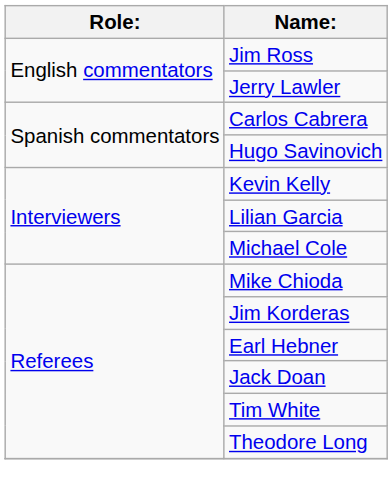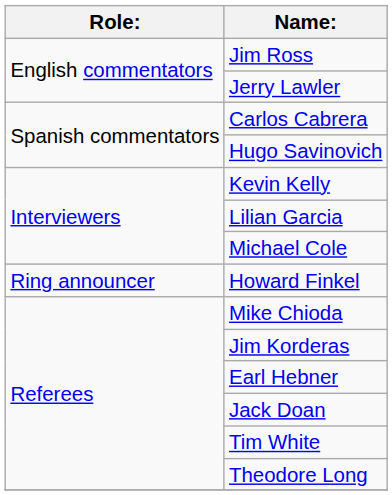+ row: (294, 281)
